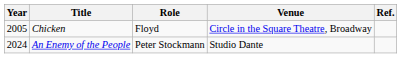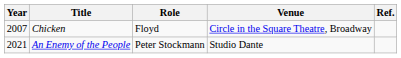(17, 28) 2005 -> (17, 28) 2007
(17, 45) 2024 -> (17, 45) 2021
